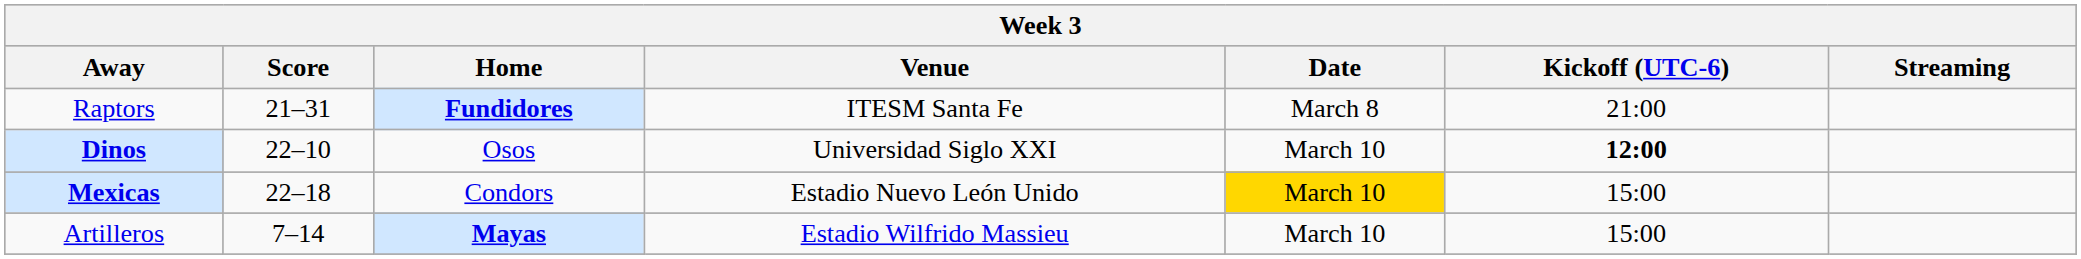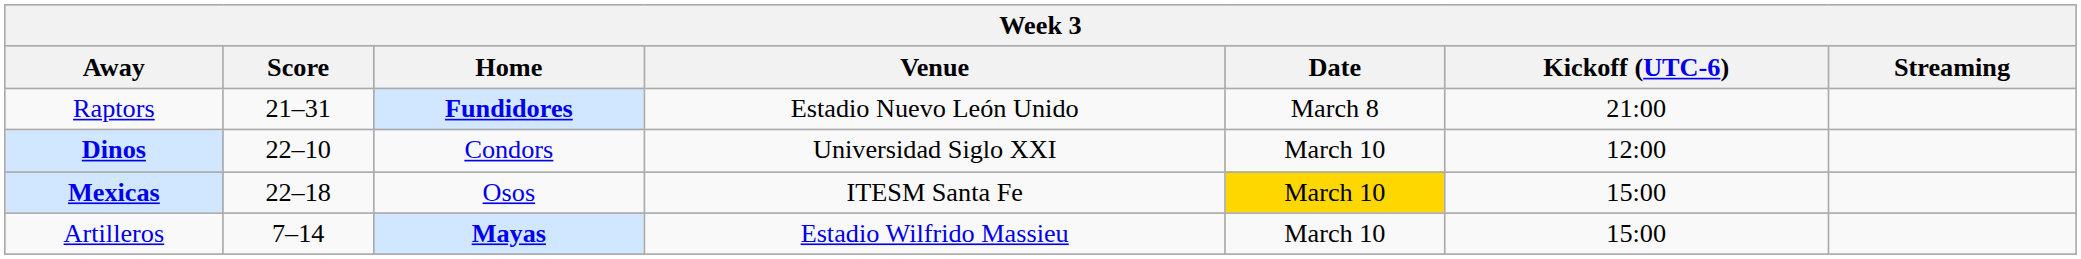(935, 108) ITESM Santa Fe -> (935, 108) Estadio Nuevo León Unido
(509, 150) Osos -> (509, 150) Condors
(1636, 150) bold -> (1636, 150) normal
(509, 191) Condors -> (509, 191) Osos
(935, 191) Estadio Nuevo León Unido -> (935, 191) ITESM Santa Fe
